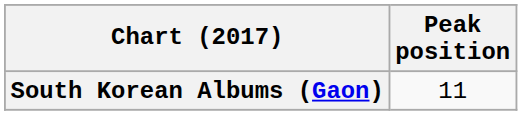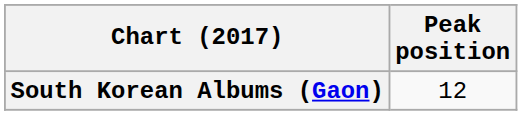(453, 91) 11 -> (453, 91) 12
